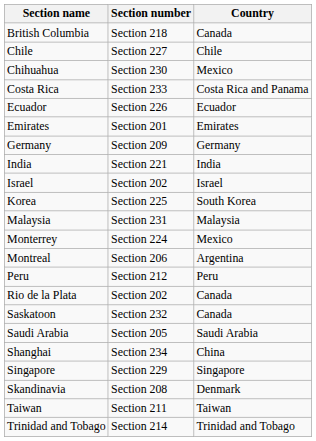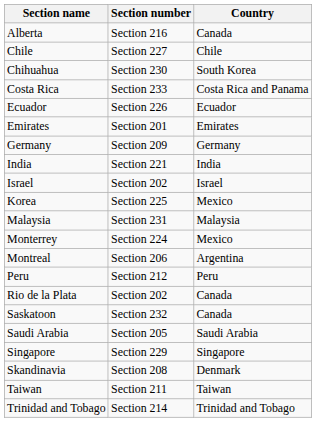+ row: (25, 32)
- row: (48, 32)
(215, 70) Mexico -> (226, 70) South Korea
(226, 201) South Korea -> (215, 201) Mexico
- row: (29, 351)
